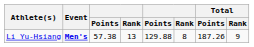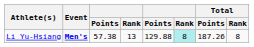(185, 36) no background -> (185, 36) paleturquoise background
(238, 36) 9 -> (238, 36) 8
